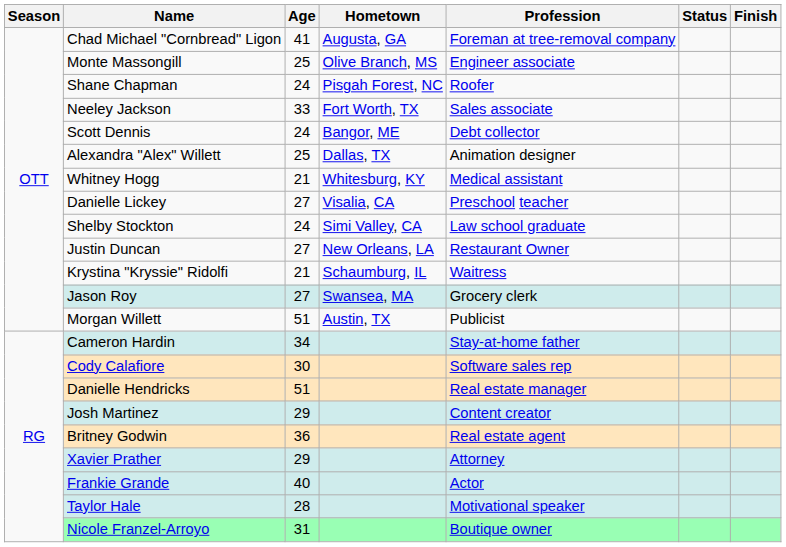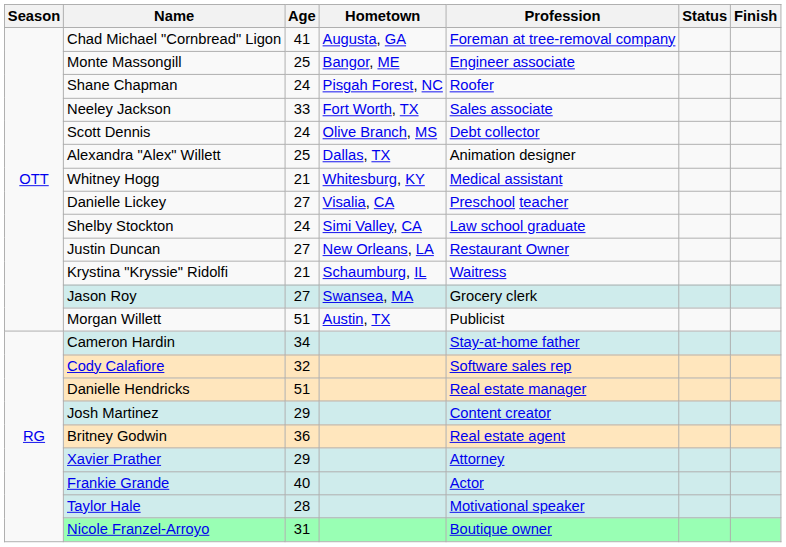(380, 62) Olive Branch, MS -> (361, 62) Bangor, ME
(361, 132) Bangor, ME -> (380, 132) Olive Branch, MS
(302, 366) 30 -> (302, 366) 32
